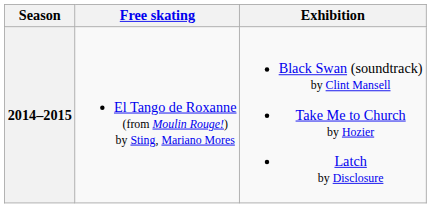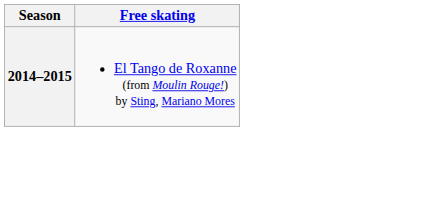- column: (333, 15)
